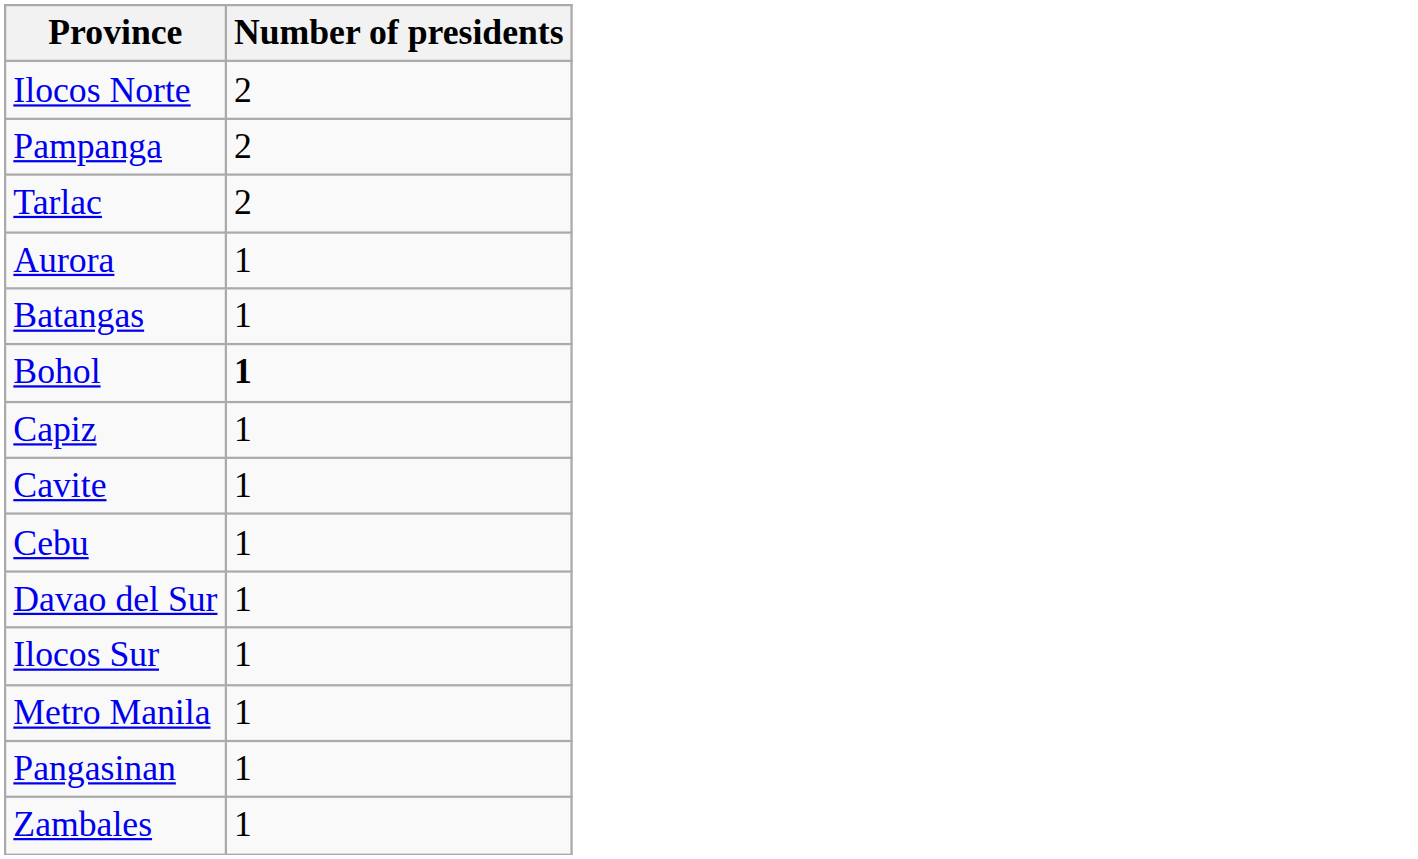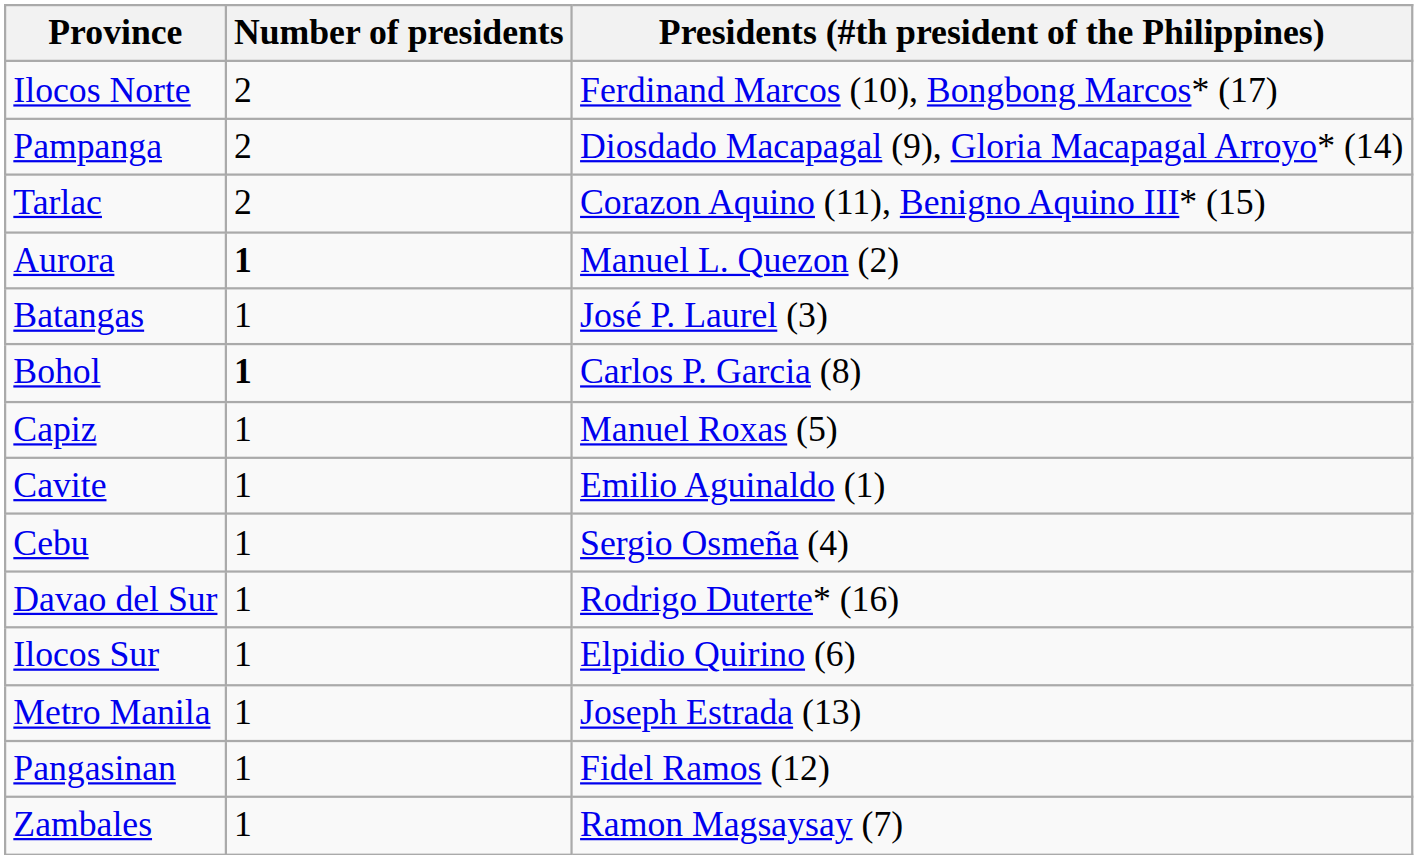+ column: (992, 32)
(243, 259) normal -> (243, 259) bold
